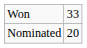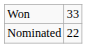(73, 33) 20 -> (73, 33) 22
